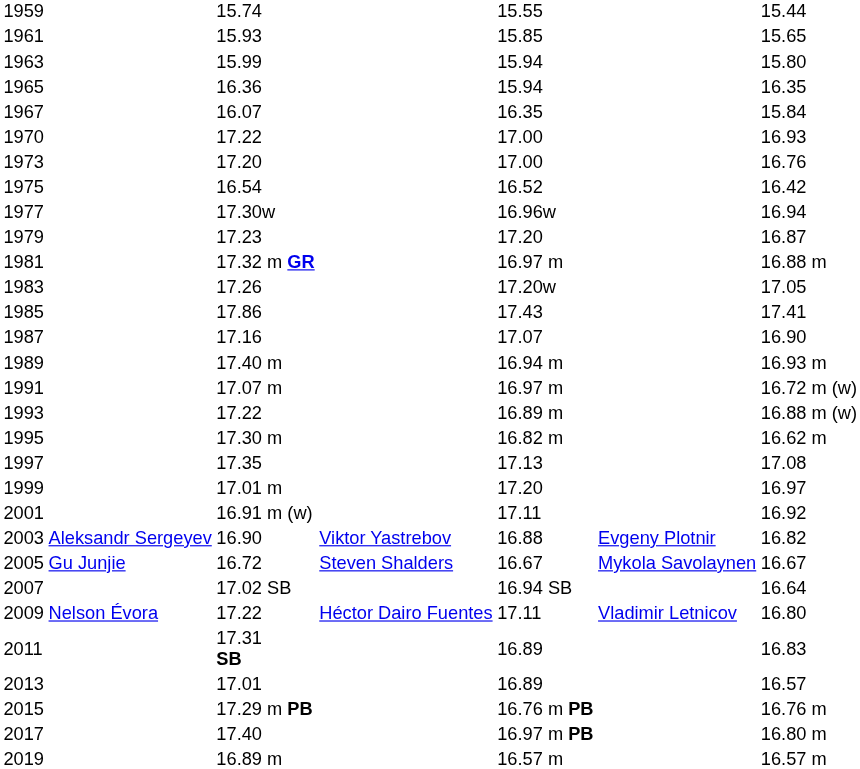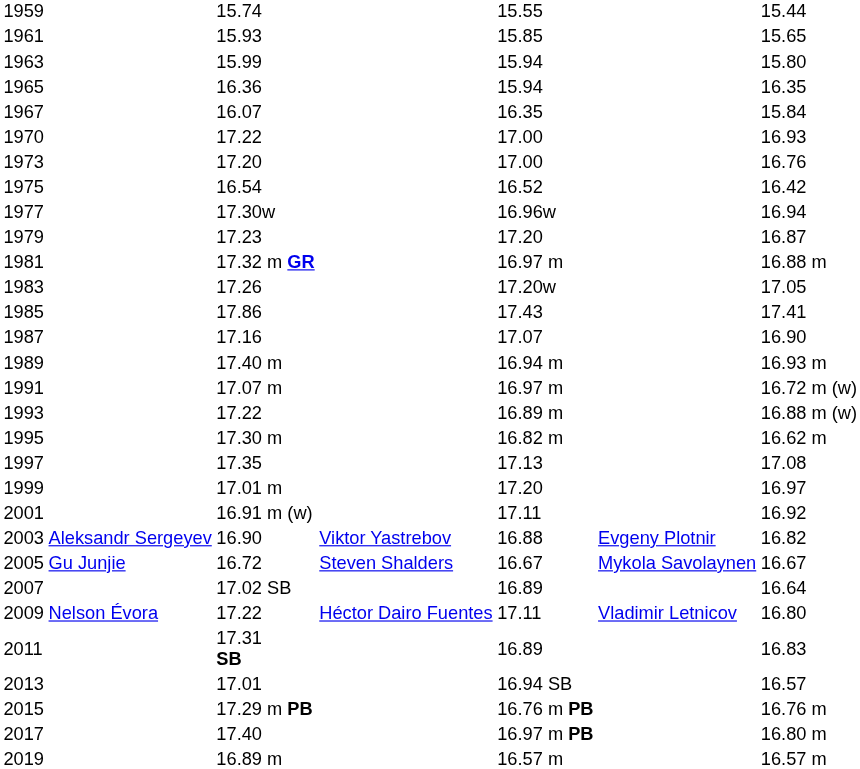(535, 588) 16.94 SB -> (520, 588) 16.89
(520, 684) 16.89 -> (535, 684) 16.94 SB
